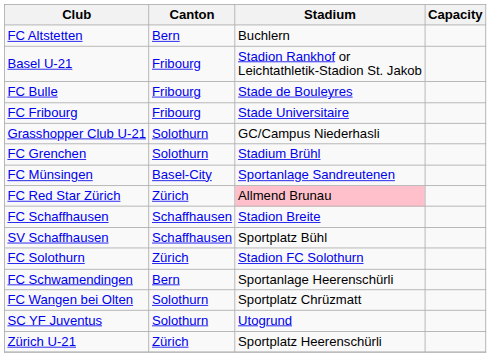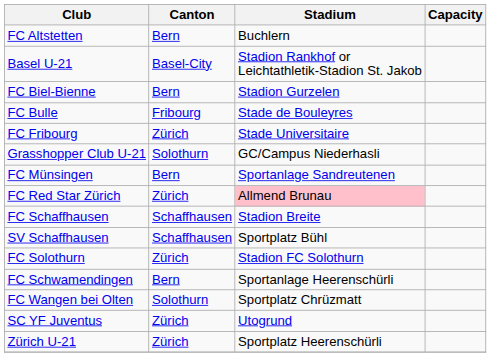(176, 63) Fribourg -> (182, 63) Basel-City
+ row: (52, 92)
(176, 112) Fribourg -> (170, 133) Zürich
- row: (47, 154)
(182, 175) Basel-City -> (166, 175) Bern
(180, 320) Solothurn -> (170, 320) Zürich
